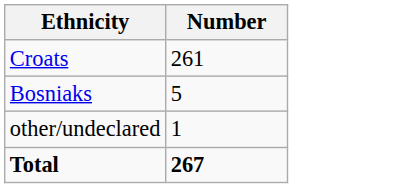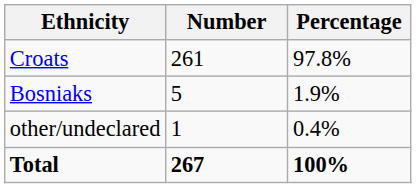+ column: (349, 22)
